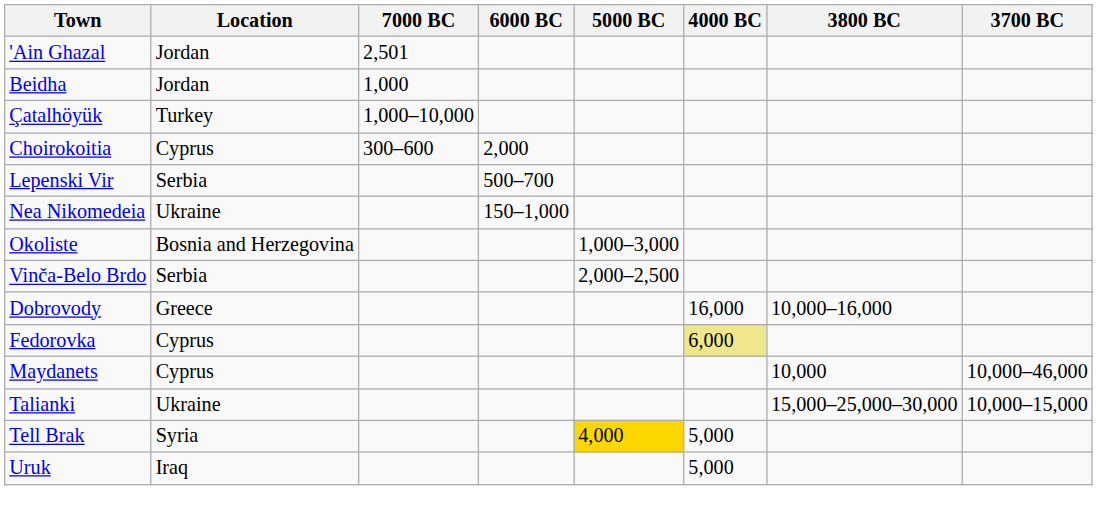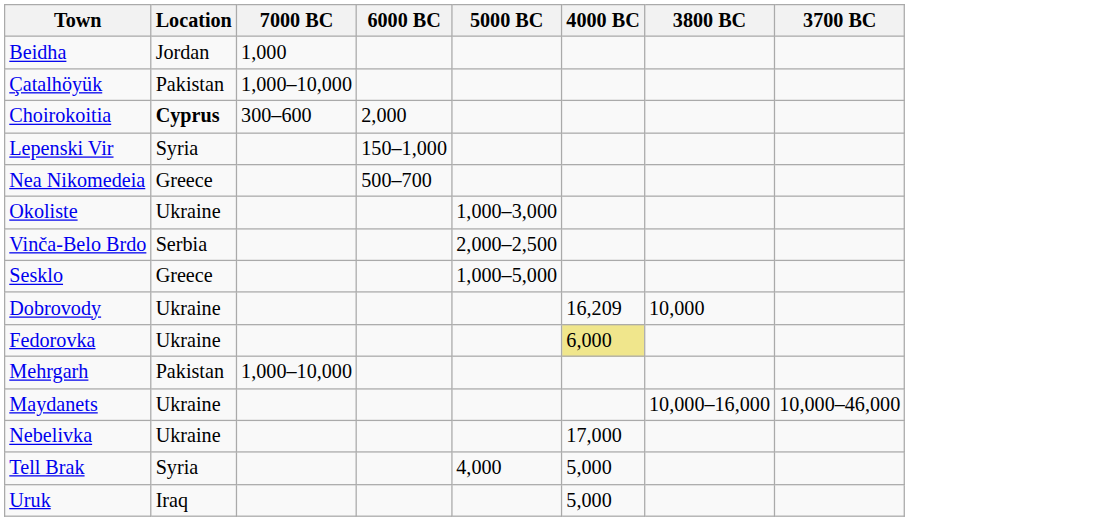- row: (57, 52)
(184, 116) Turkey -> (190, 84) Pakistan
(185, 148) normal -> (188, 116) bold
(181, 180) Serbia -> (177, 148) Syria
(519, 180) 500–700 -> (404, 148) 150–1,000
(188, 212) Ukraine -> (184, 180) Greece
(526, 212) 150–1,000 -> (397, 180) 500–700
(255, 244) Bosnia and Herzegovina -> (188, 212) Ukraine
+ row: (36, 276)
(184, 308) Greece -> (188, 308) Ukraine
(716, 308) 16,000 -> (594, 308) 16,209
(832, 308) 10,000–16,000 -> (677, 308) 10,000
(185, 340) Cyprus -> (188, 340) Ukraine
+ row: (49, 372)
(185, 372) Cyprus -> (188, 404) Ukraine
(799, 372) 10,000 -> (710, 404) 10,000–16,000
+ row: (51, 436)
- row: (42, 404)
(601, 436) gold background -> (479, 468) no background
